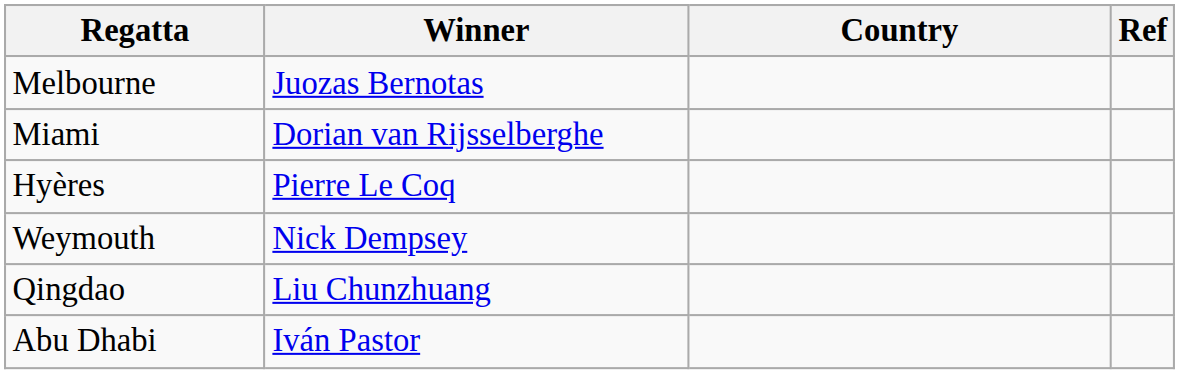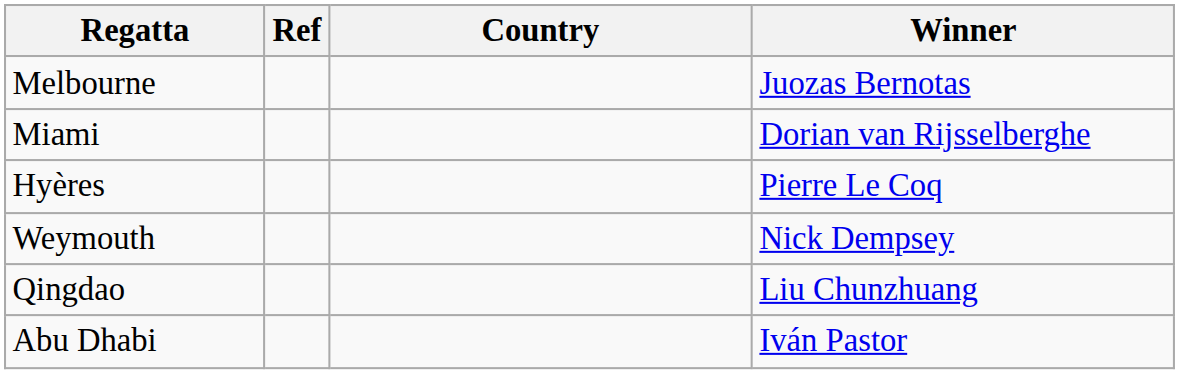columns swapped: (476, 30) <-> (1143, 30)
